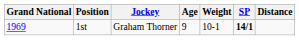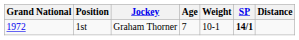(16, 27) 1969 -> (16, 27) 1972
(184, 27) 9 -> (184, 27) 7
